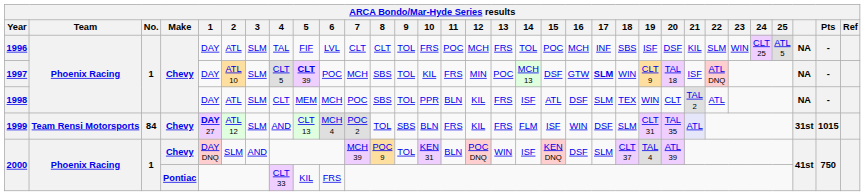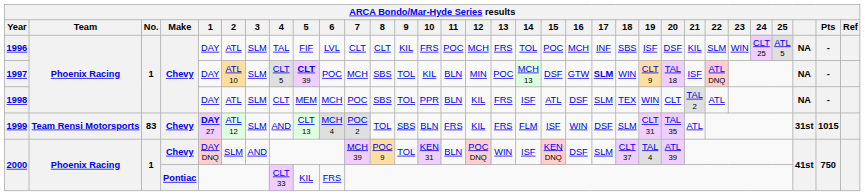(406, 48) TOL -> (406, 48) KIL
(453, 74) FRS -> (453, 74) BLN
(151, 126) 84 -> (151, 126) 83
(695, 126) lavender background -> (695, 126) no background
